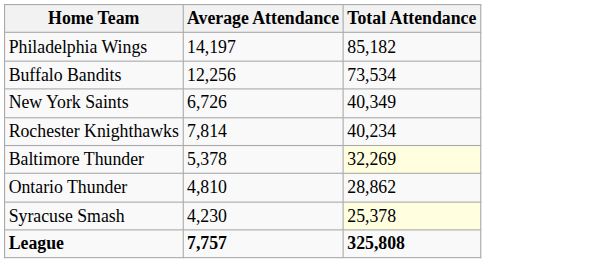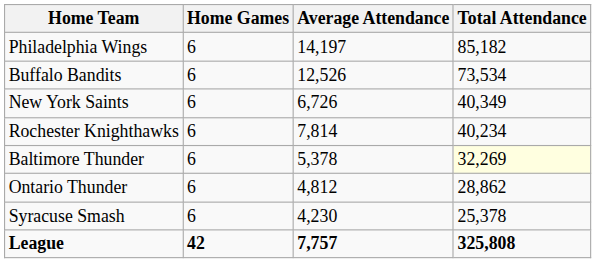+ column: (238, 18)
(211, 74) 12,256 -> (322, 74) 12,526
(207, 187) 4,810 -> (317, 187) 4,812
(372, 215) lightyellow background -> (482, 215) no background
